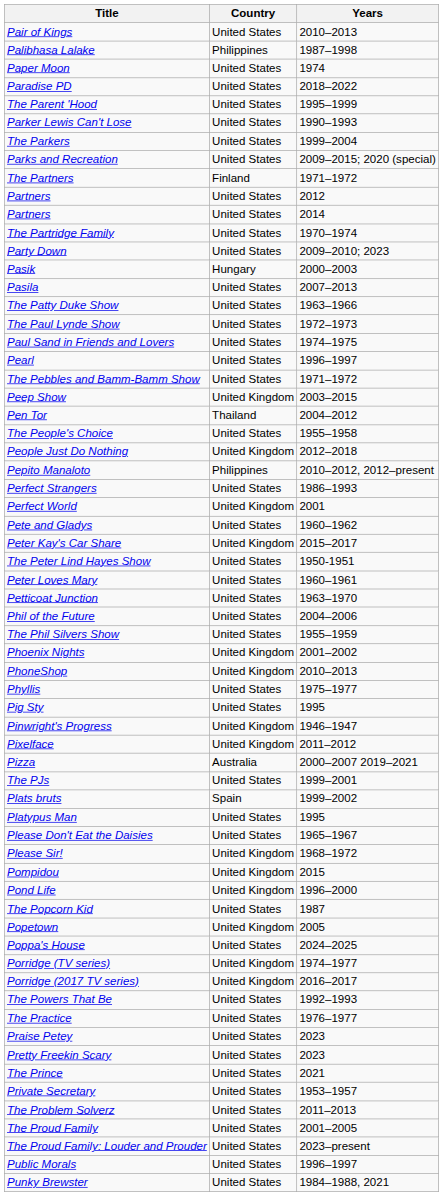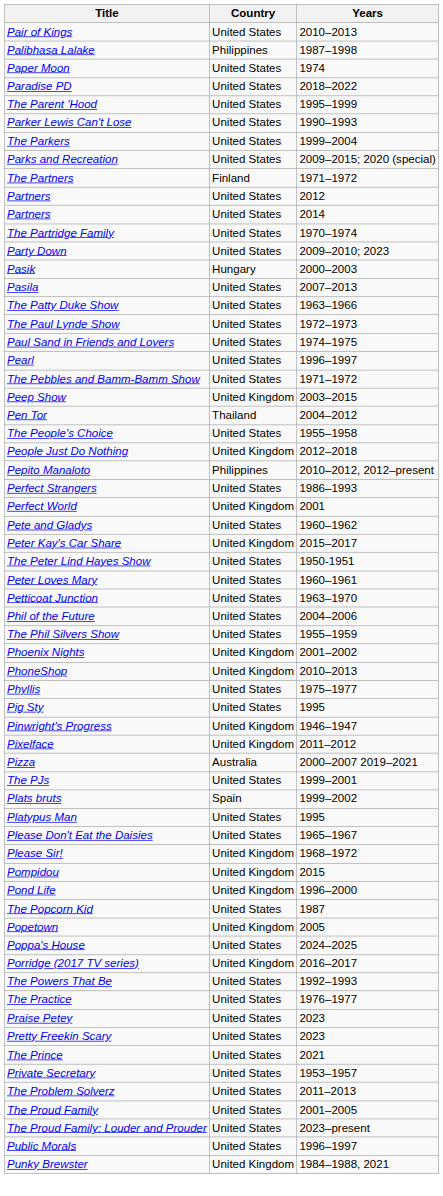- row: (59, 963)
(247, 1182) United States -> (253, 1164) United Kingdom
